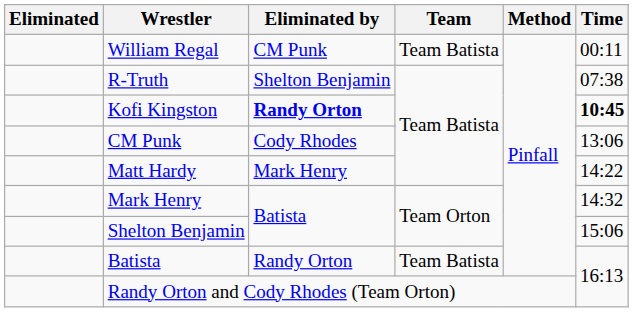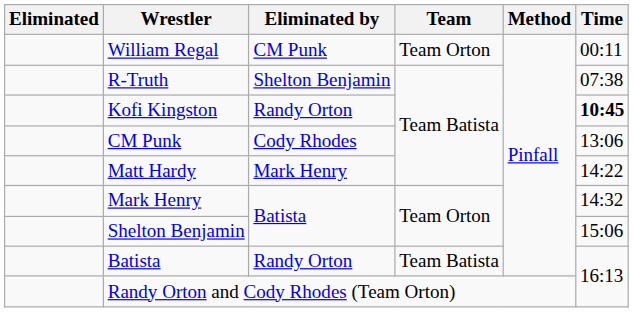(449, 49) Team Batista -> (445, 49) Team Orton
(308, 110) bold -> (303, 110) normal
